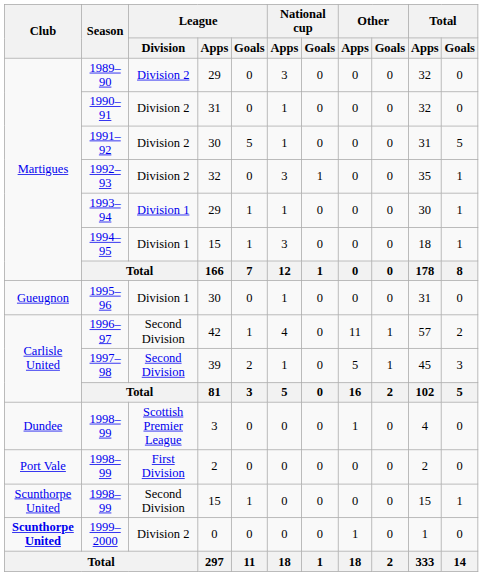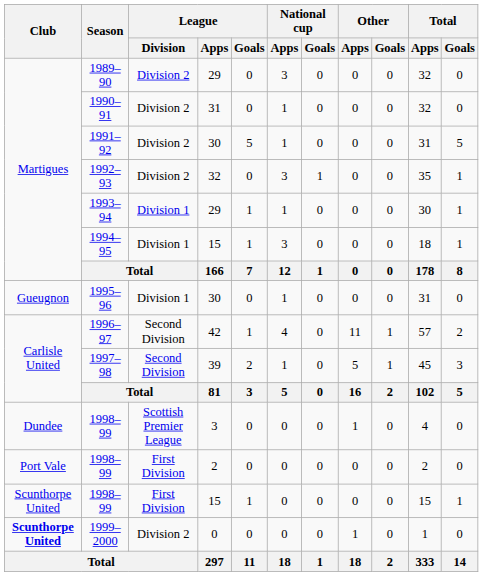(163, 500) Second Division -> (163, 500) First Division
